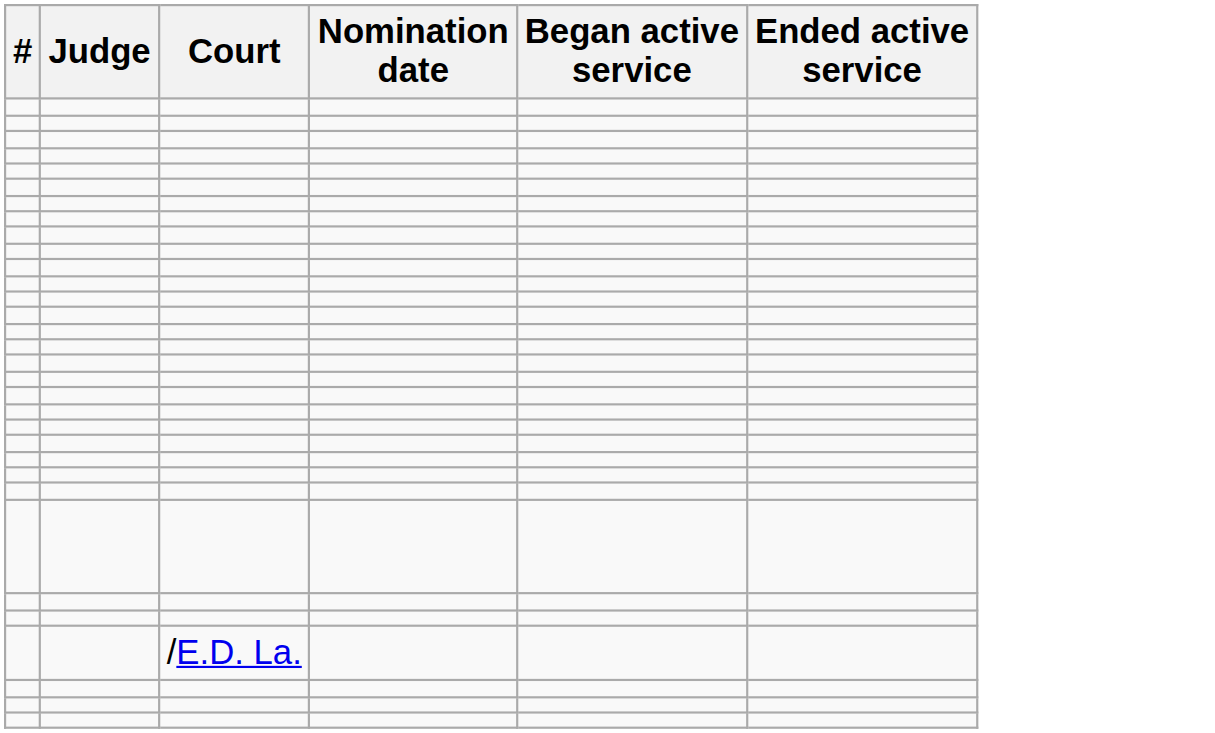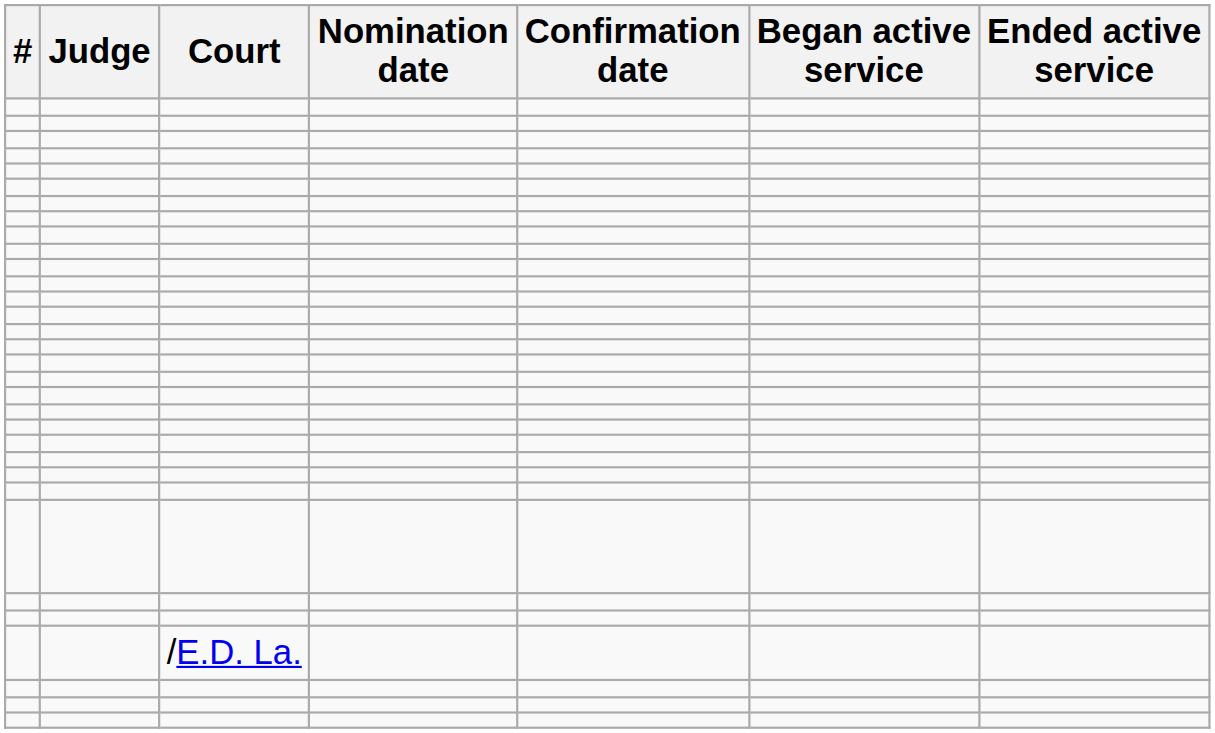+ column: (633, 51)
